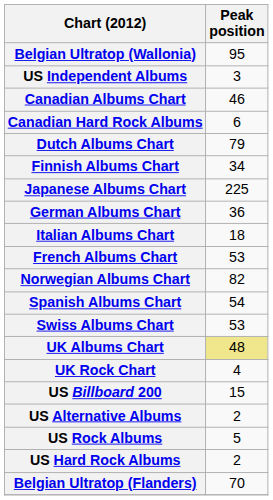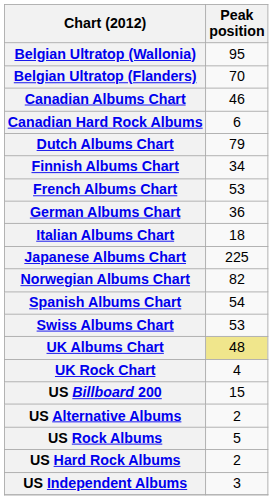rows swapped: (105, 483) <-> (105, 76)
rows swapped: (105, 257) <-> (105, 189)
